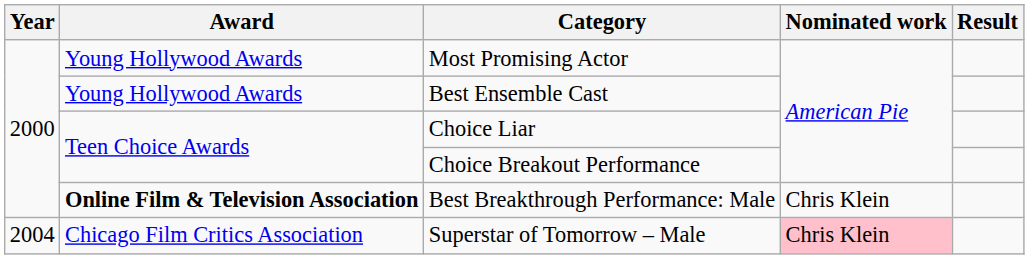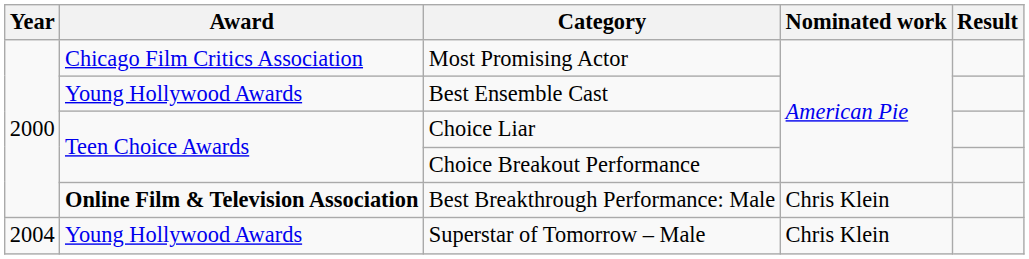(184, 57) Young Hollywood Awards -> (214, 57) Chicago Film Critics Association
(214, 235) Chicago Film Critics Association -> (184, 235) Young Hollywood Awards
(838, 235) pink background -> (838, 235) no background
